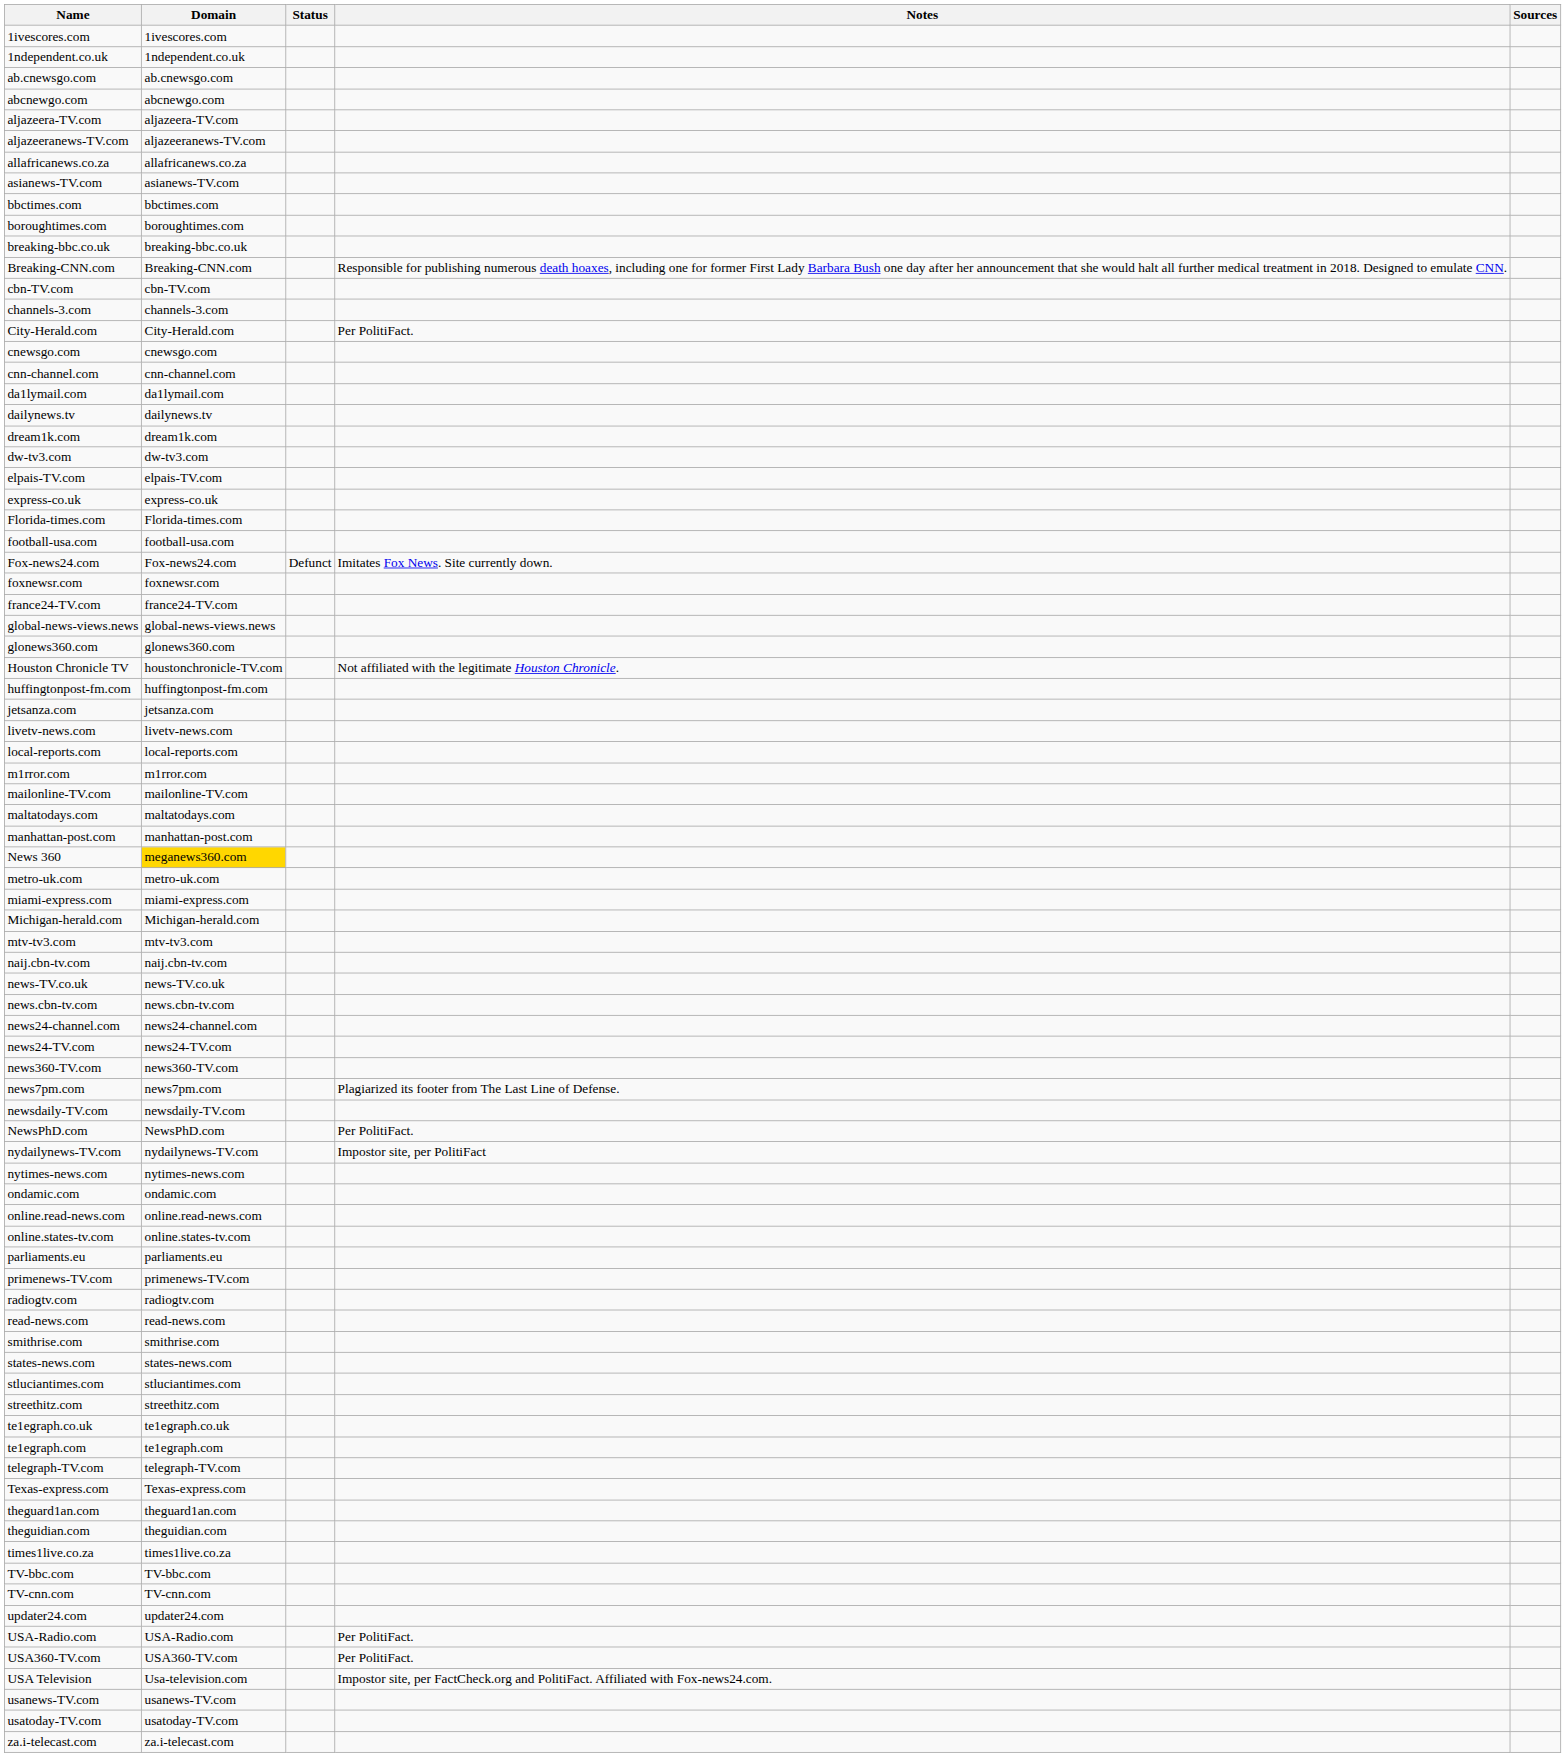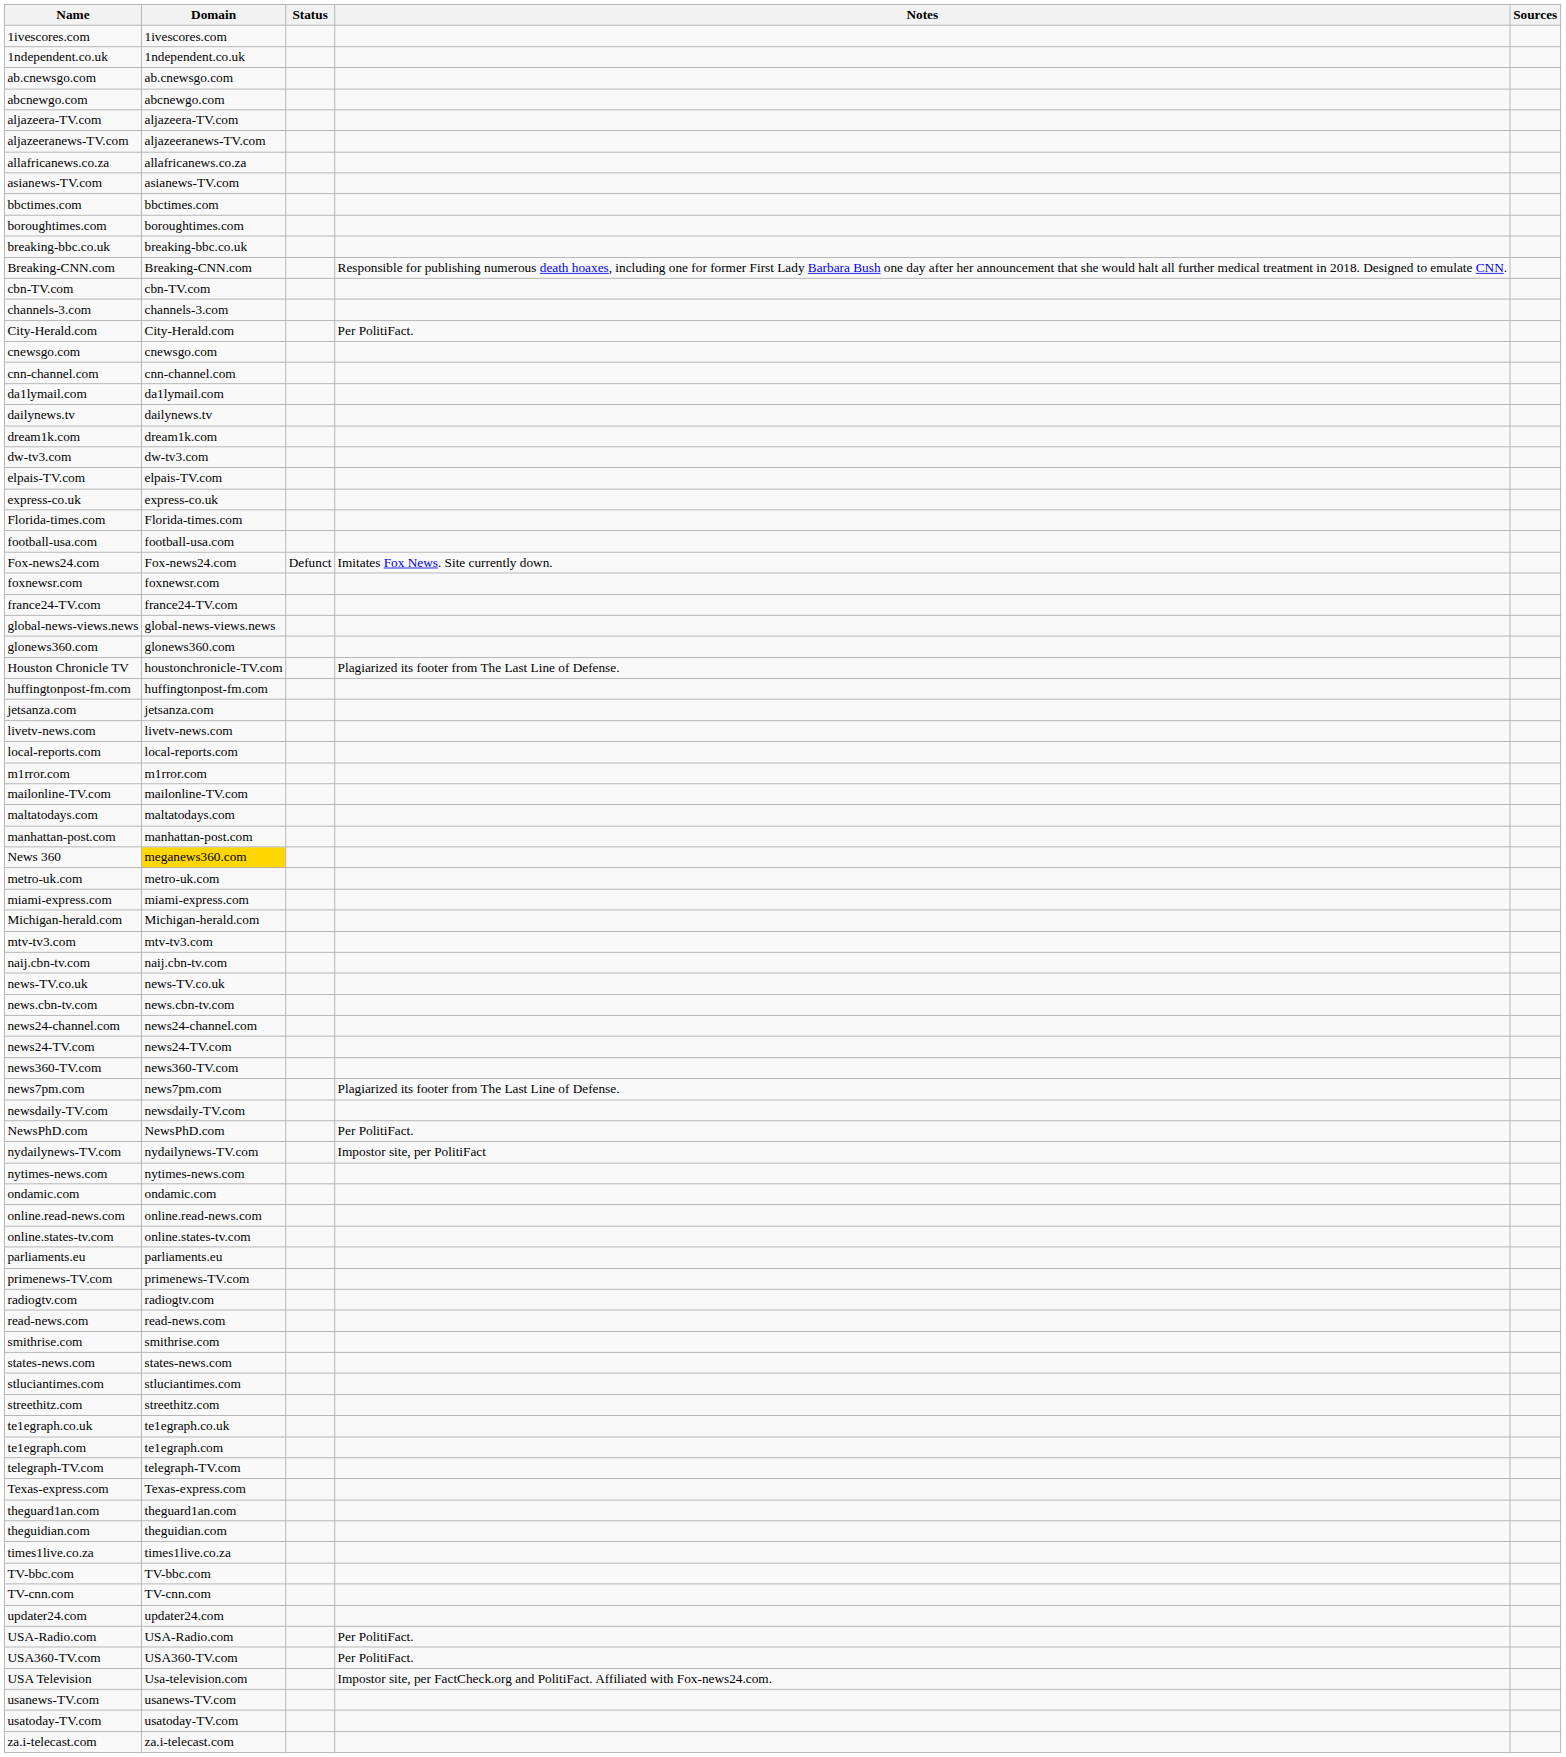(478, 667) Not affiliated with the legitimate Houston Chronicle. -> (479, 667) Plagiarized its footer from The Last Line of Defense.
